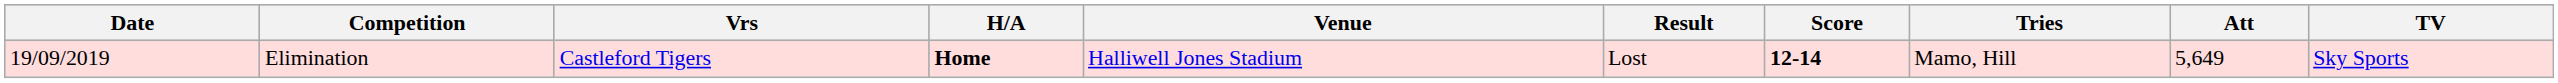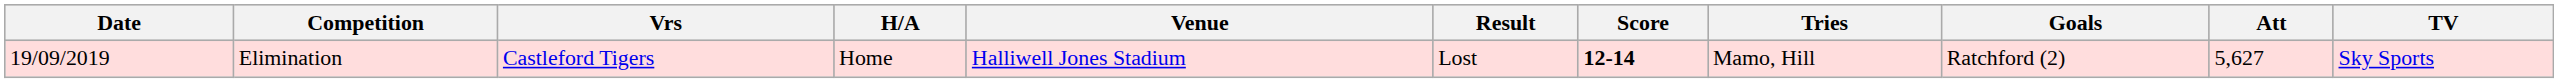+ column: (2075, 22)
(962, 58) bold -> (866, 58) normal
(2200, 58) 5,649 -> (2239, 58) 5,627
